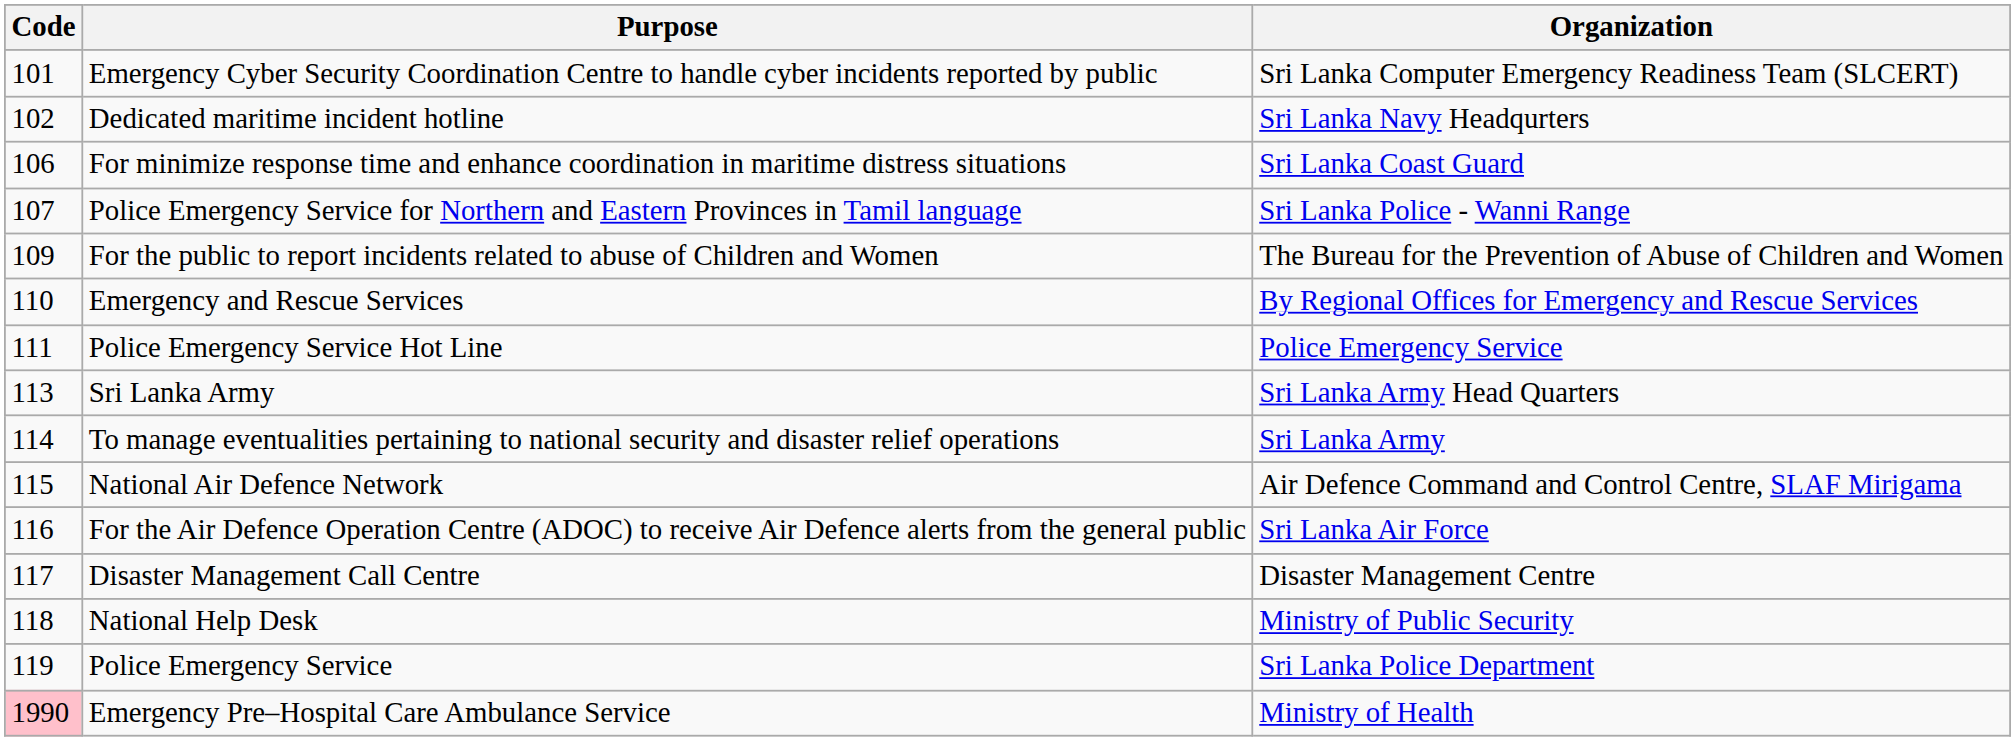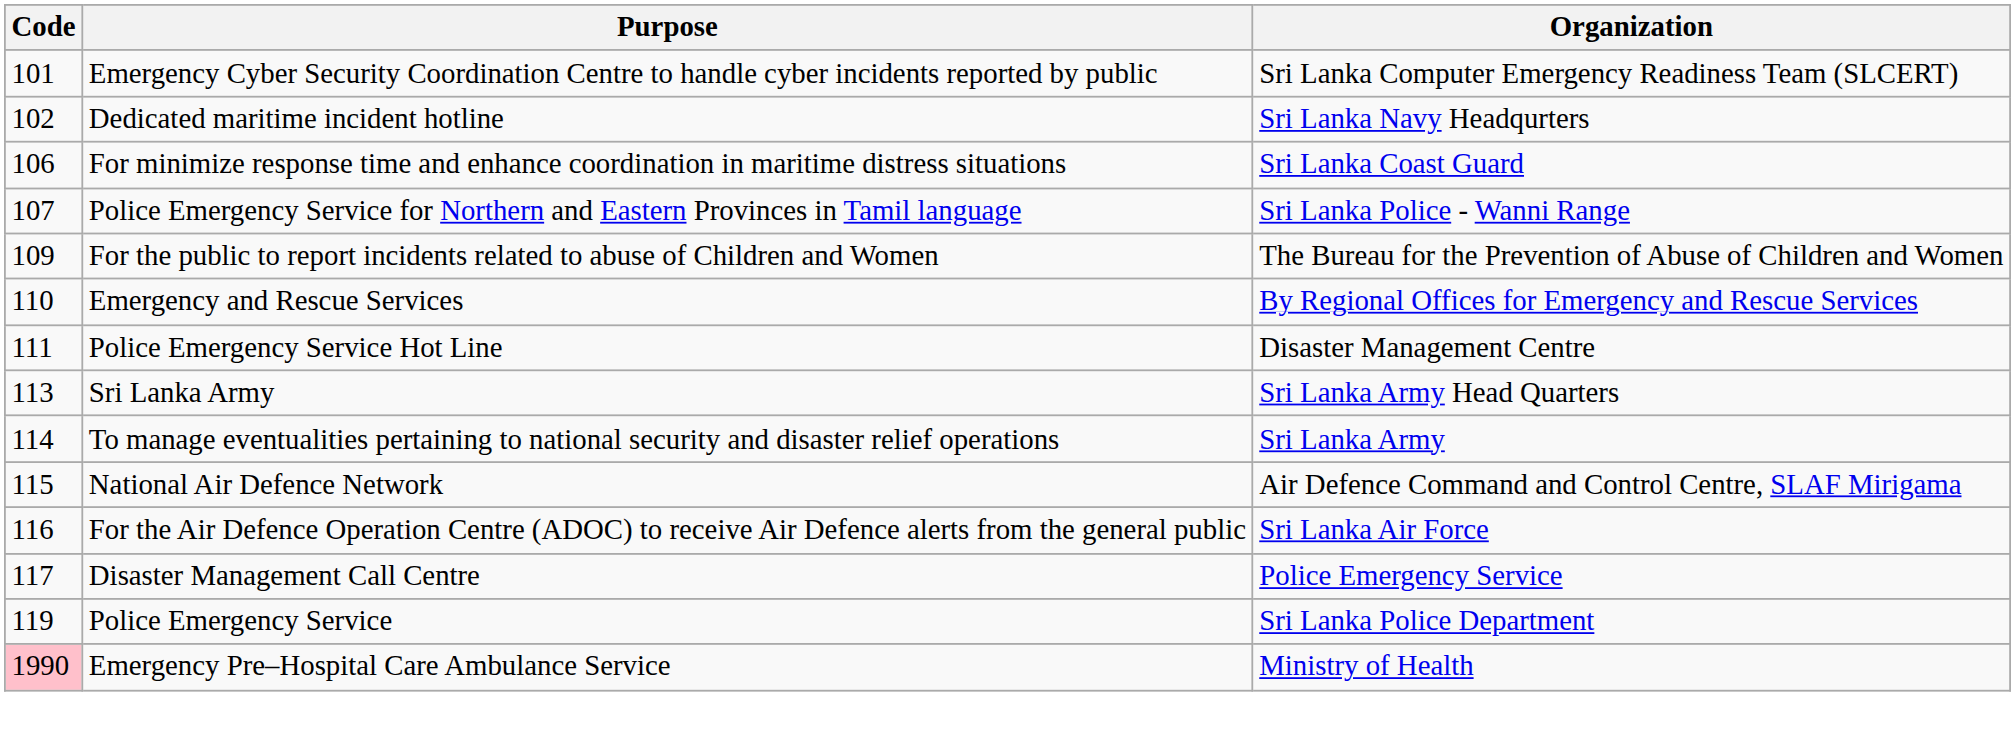(1411, 347) Police Emergency Service -> (1427, 347) Disaster Management Centre
(1427, 575) Disaster Management Centre -> (1411, 575) Police Emergency Service
- row: (203, 621)
